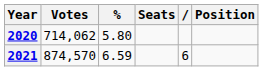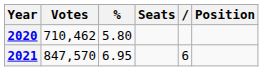(70, 35) 714,062 -> (70, 35) 710,462
(70, 55) 874,570 -> (70, 55) 847,570
(117, 55) 6.59 -> (117, 55) 6.95
